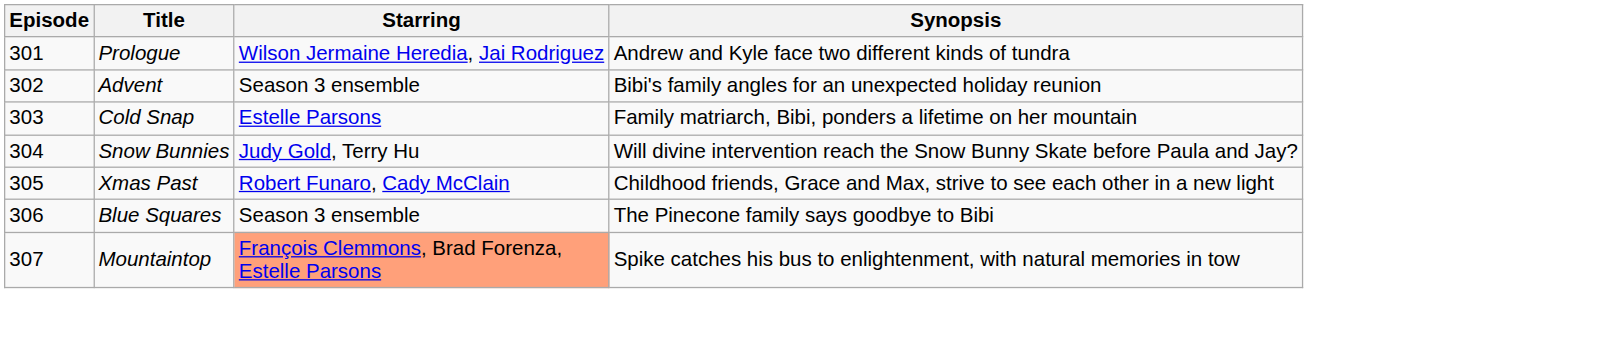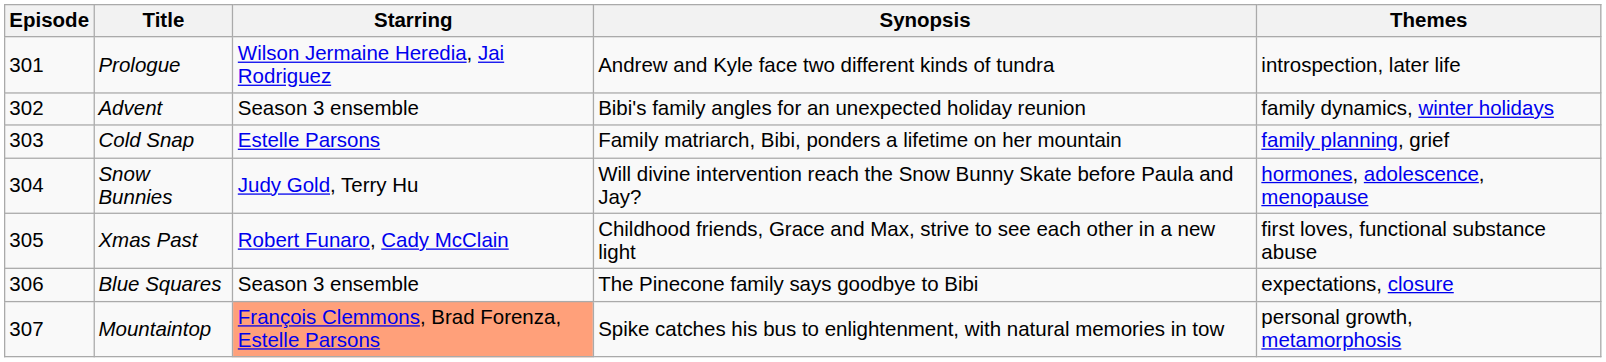+ column: (1429, 20)
